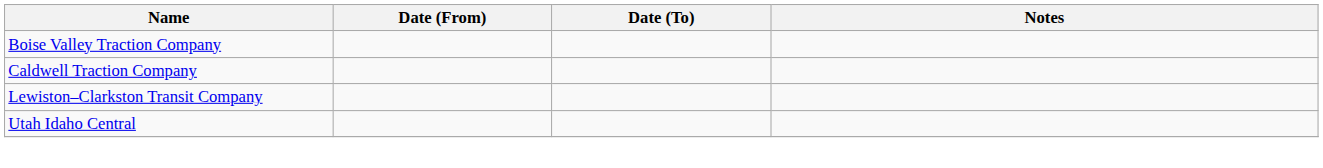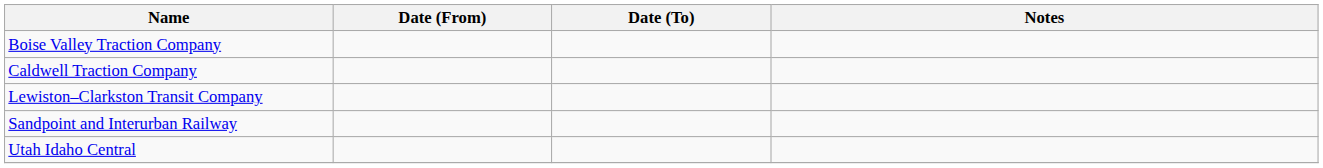+ row: (123, 123)
